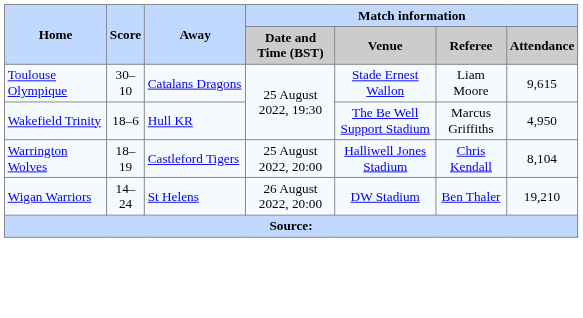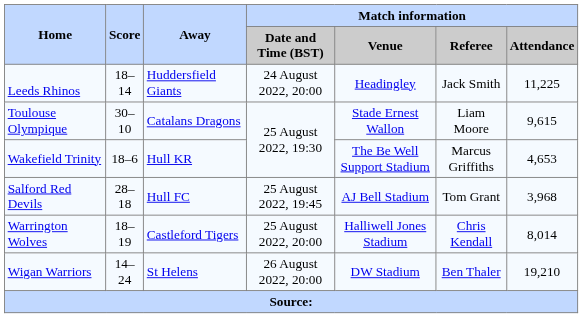+ row: (44, 90)
(542, 120) 4,950 -> (542, 158) 4,653
+ row: (39, 196)
(542, 158) 8,104 -> (542, 234) 8,014
